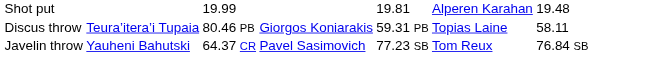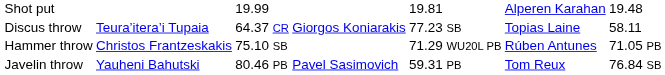(229, 27) 80.46 PB -> (262, 27) 64.37 CR
(402, 27) 59.31 PB -> (435, 27) 77.23 SB
+ row: (49, 46)
(229, 46) 64.37 CR -> (261, 64) 80.46 PB
(402, 46) 77.23 SB -> (435, 64) 59.31 PB
